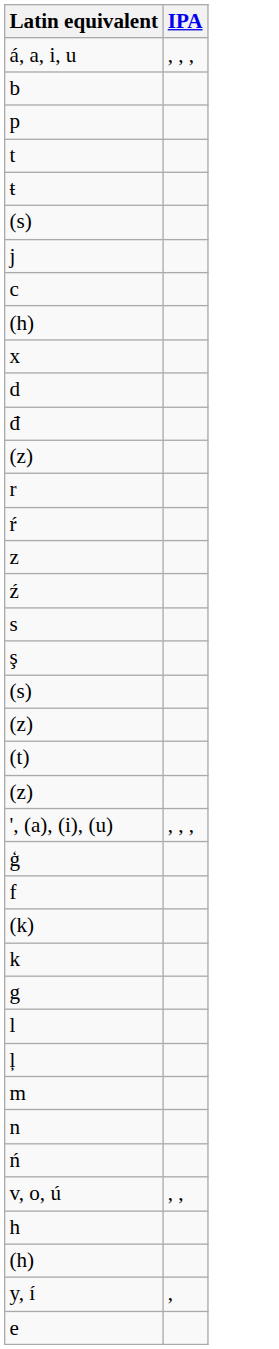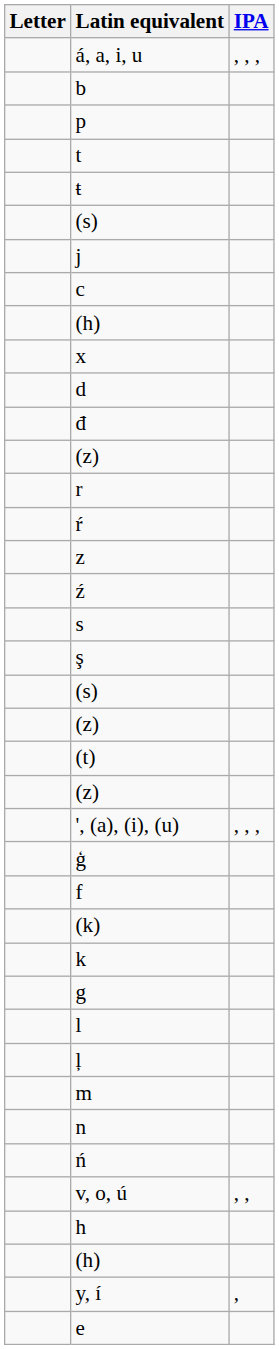+ column: (38, 21)
